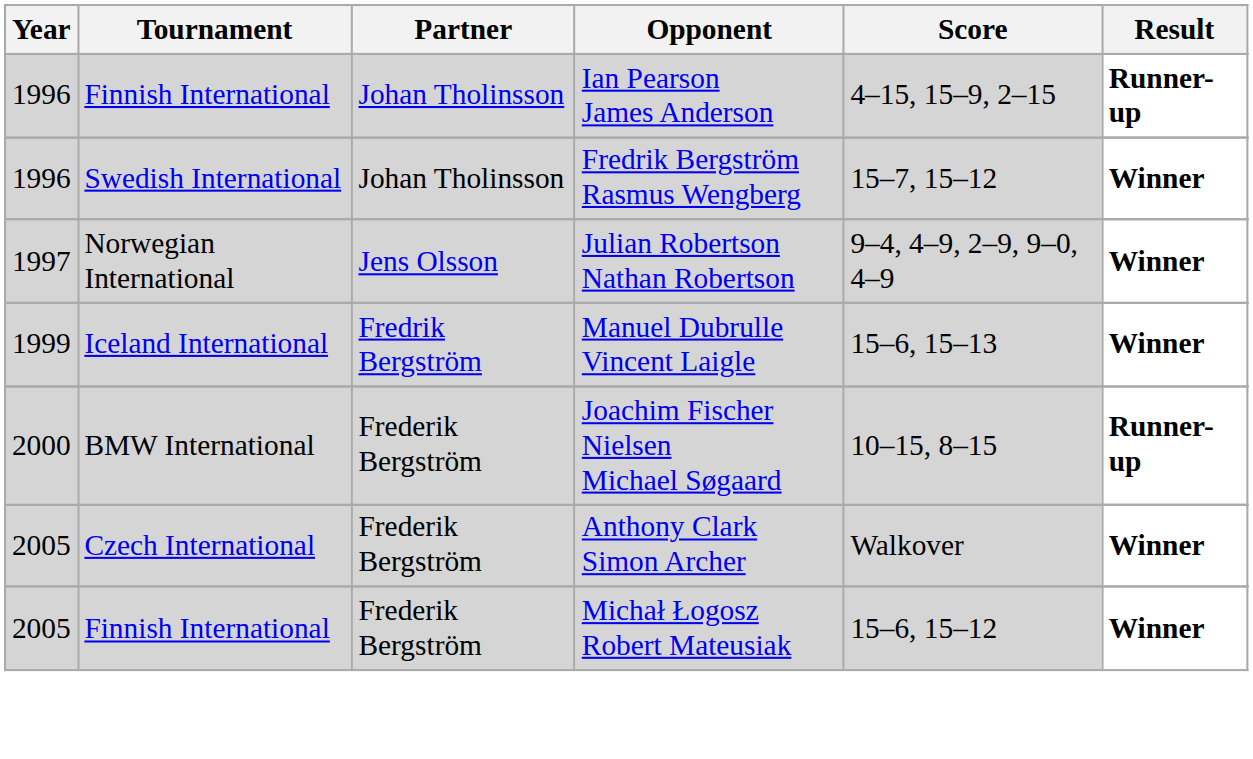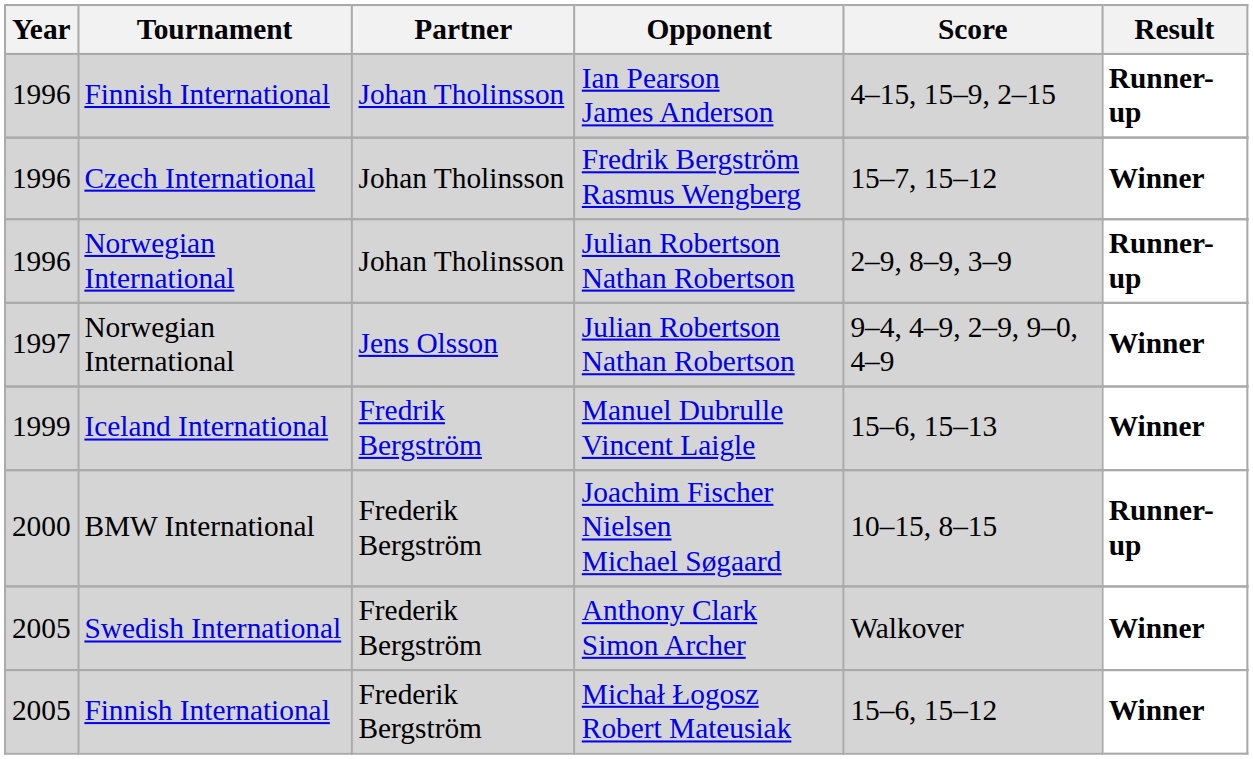(213, 178) Swedish International -> (200, 178) Czech International
+ row: (41, 261)
(200, 545) Czech International -> (213, 628) Swedish International
